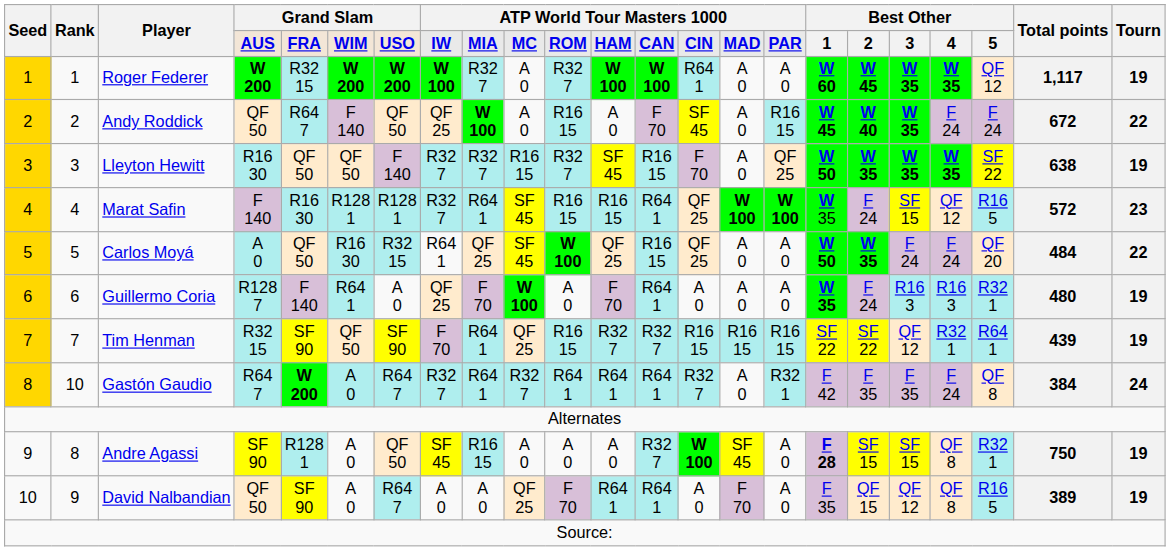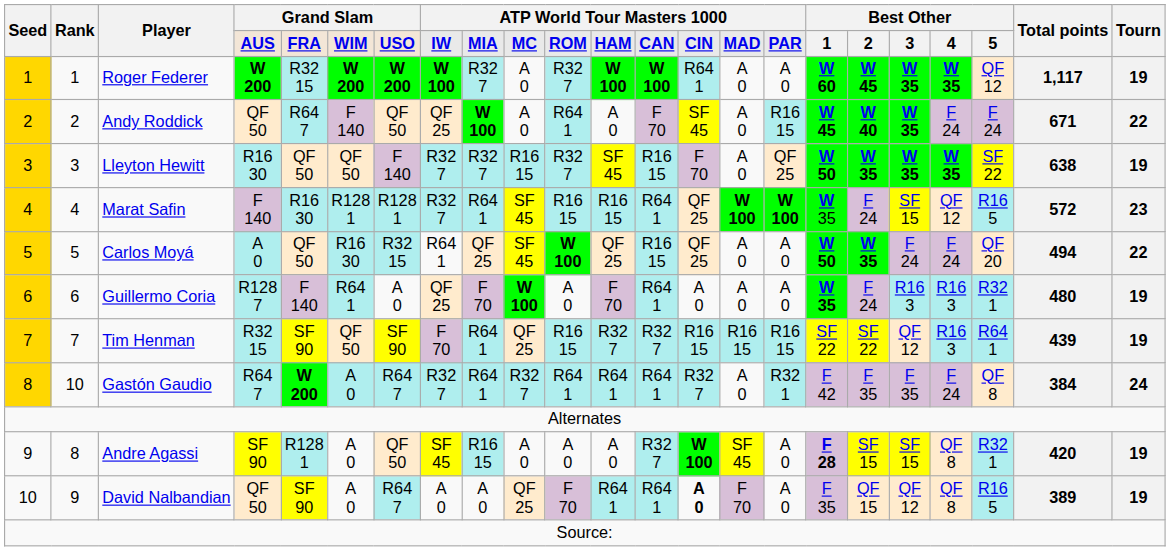(568, 122) R16 15 -> (568, 122) R64 1
(1063, 122) 672 -> (1063, 122) 671
(1063, 253) 484 -> (1063, 253) 494
(951, 341) R32 1 -> (951, 341) R16 3
(1063, 454) 750 -> (1063, 454) 420
(699, 498) normal -> (699, 498) bold
